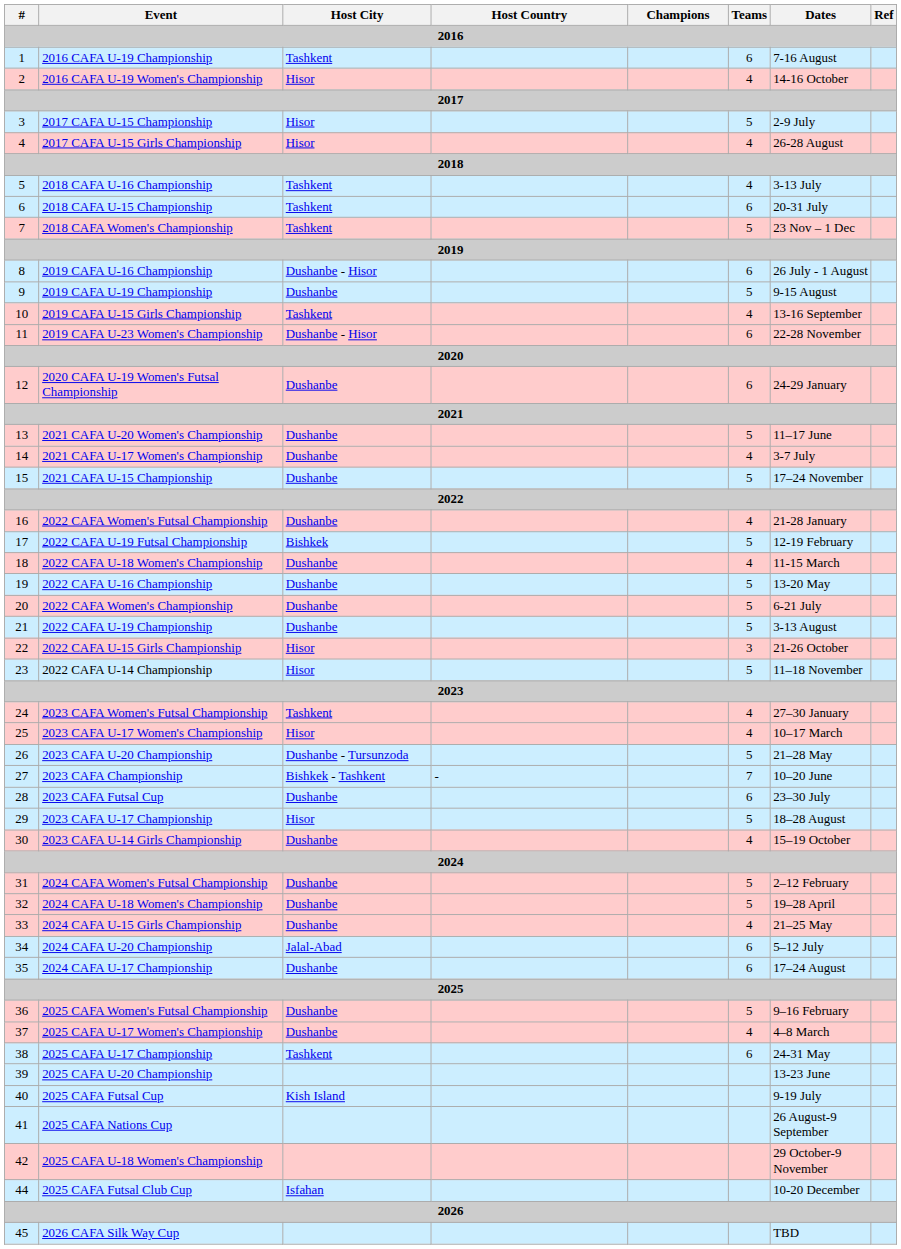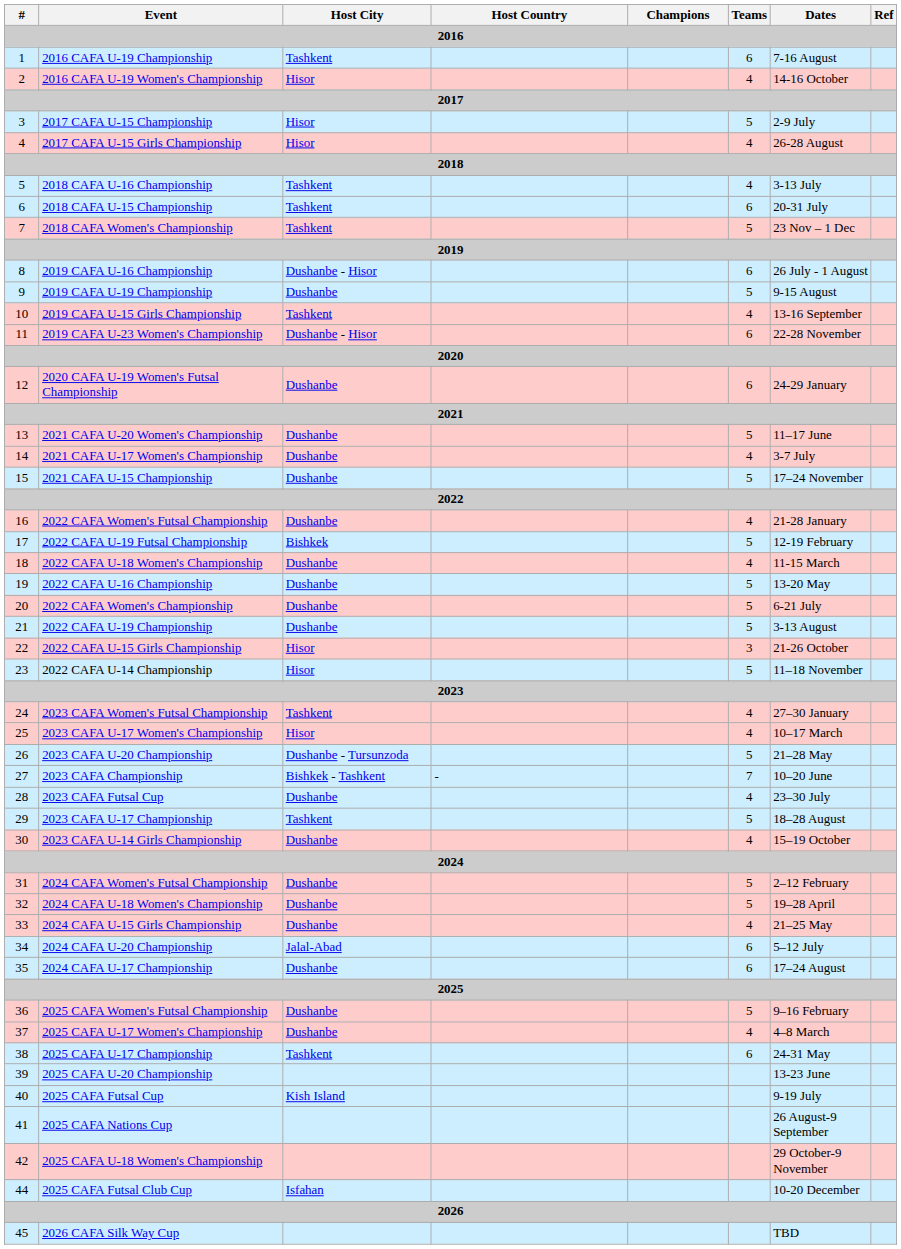(749, 797) 6 -> (749, 797) 4
(300, 818) Hisor -> (309, 818) Tashkent
